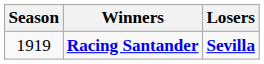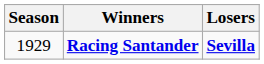(34, 45) 1919 -> (34, 45) 1929
